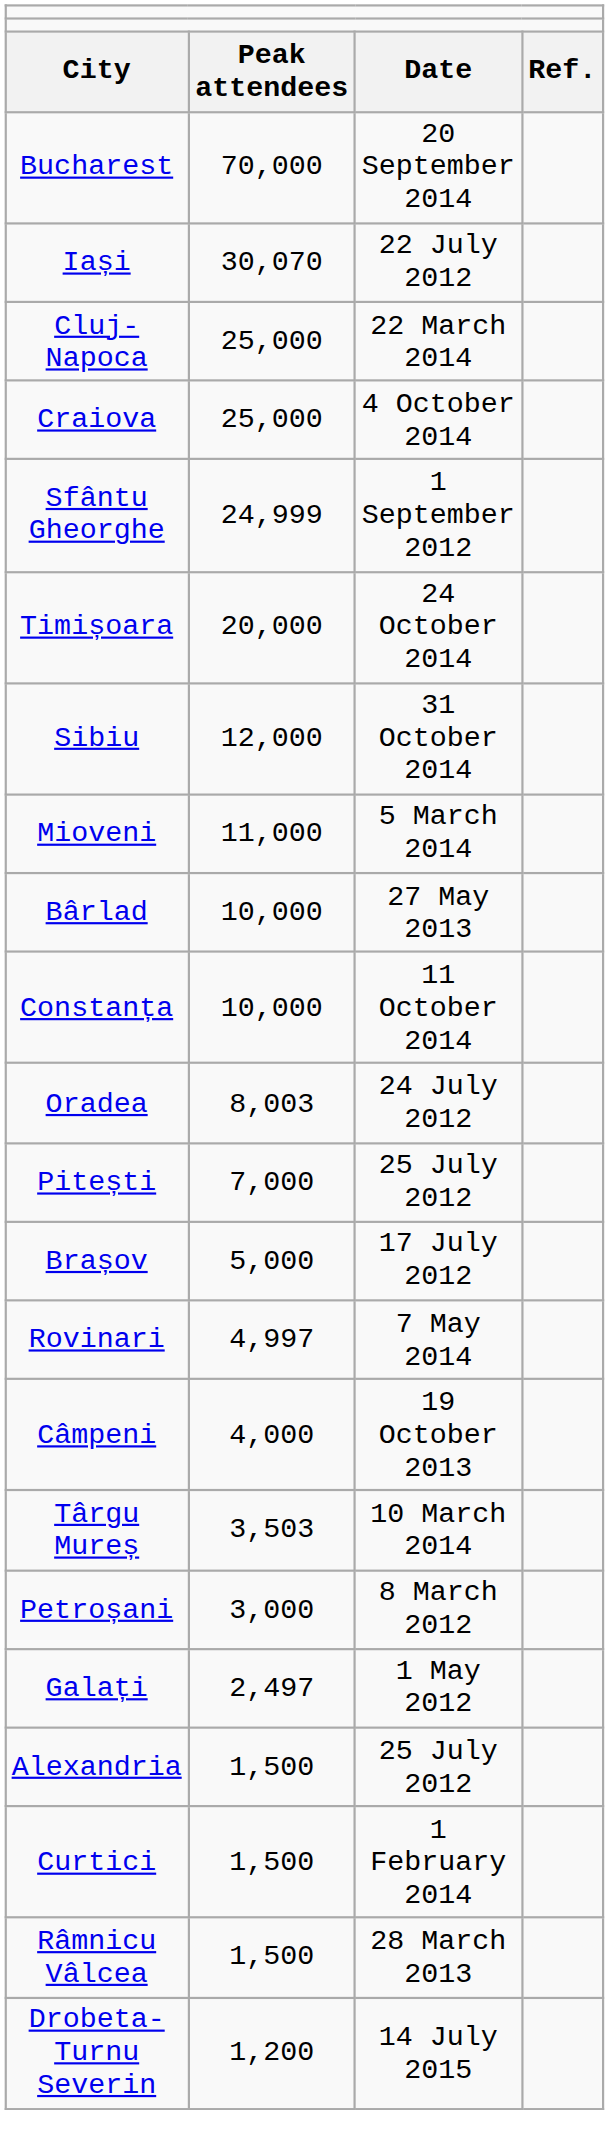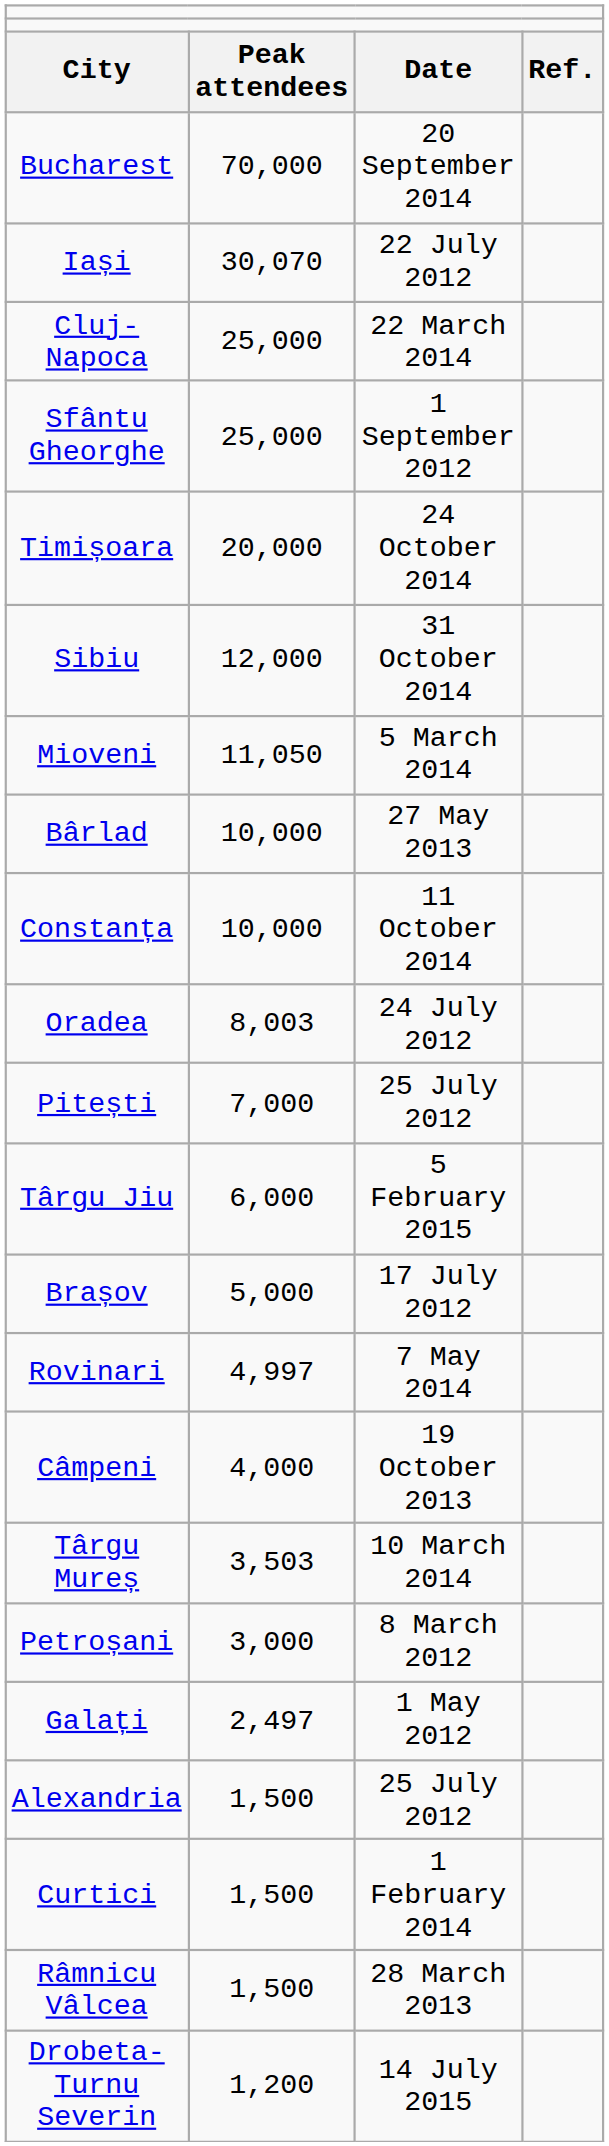- row: (97, 420)
(272, 515) 24,999 -> (272, 436) 25,000
(272, 834) 11,000 -> (272, 755) 11,050
+ row: (97, 1198)
